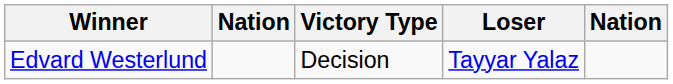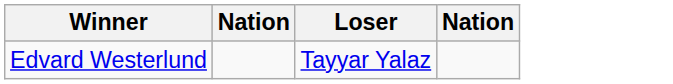- column: (369, 22)
